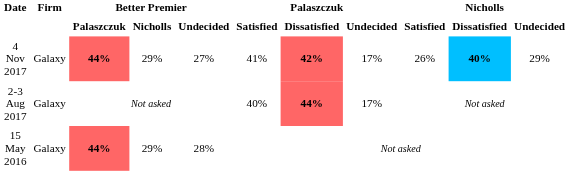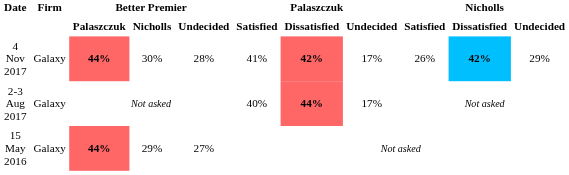(152, 59) 29% -> (152, 59) 30%
(204, 59) 27% -> (204, 59) 28%
(480, 59) 40% -> (480, 59) 42%
(204, 148) 28% -> (204, 148) 27%
